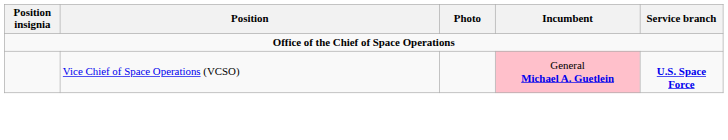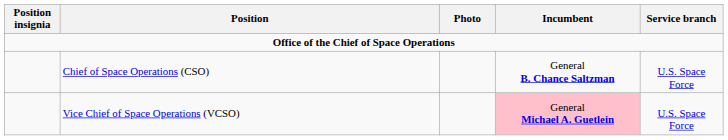+ row: (136, 72)
(681, 78) bold -> (681, 119) normal
